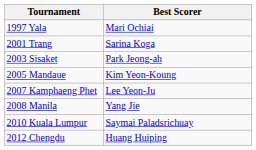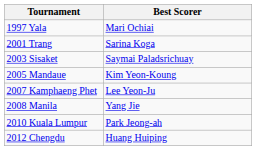(134, 59) Park Jeong-ah -> (149, 59) Saymai Paladsrichuay
(149, 122) Saymai Paladsrichuay -> (134, 122) Park Jeong-ah
